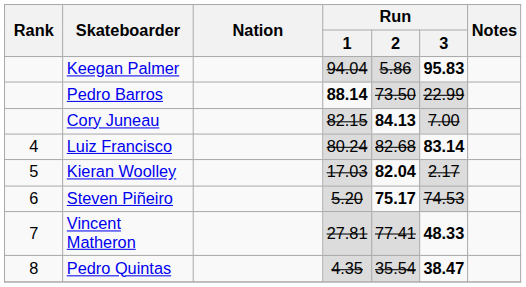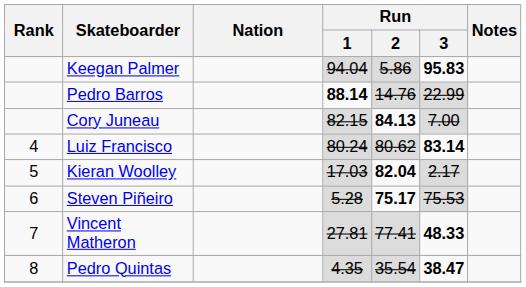(395, 95) 73.50 -> (395, 95) 14.76
(395, 146) 82.68 -> (395, 146) 80.62
(347, 198) 5.20 -> (347, 198) 5.28
(444, 198) 74.53 -> (444, 198) 75.53
